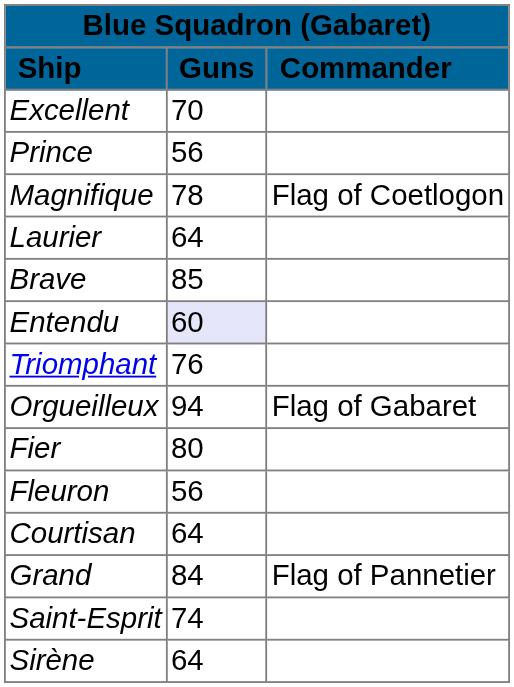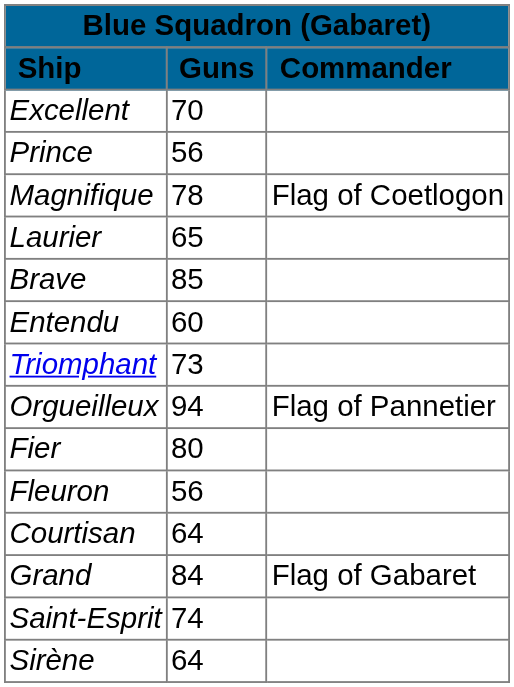(187, 237) 64 -> (187, 237) 65
(187, 321) lavender background -> (187, 321) no background
(187, 364) 76 -> (187, 364) 73
(374, 406) Flag of Gabaret -> (384, 406) Flag of Pannetier
(384, 575) Flag of Pannetier -> (374, 575) Flag of Gabaret
